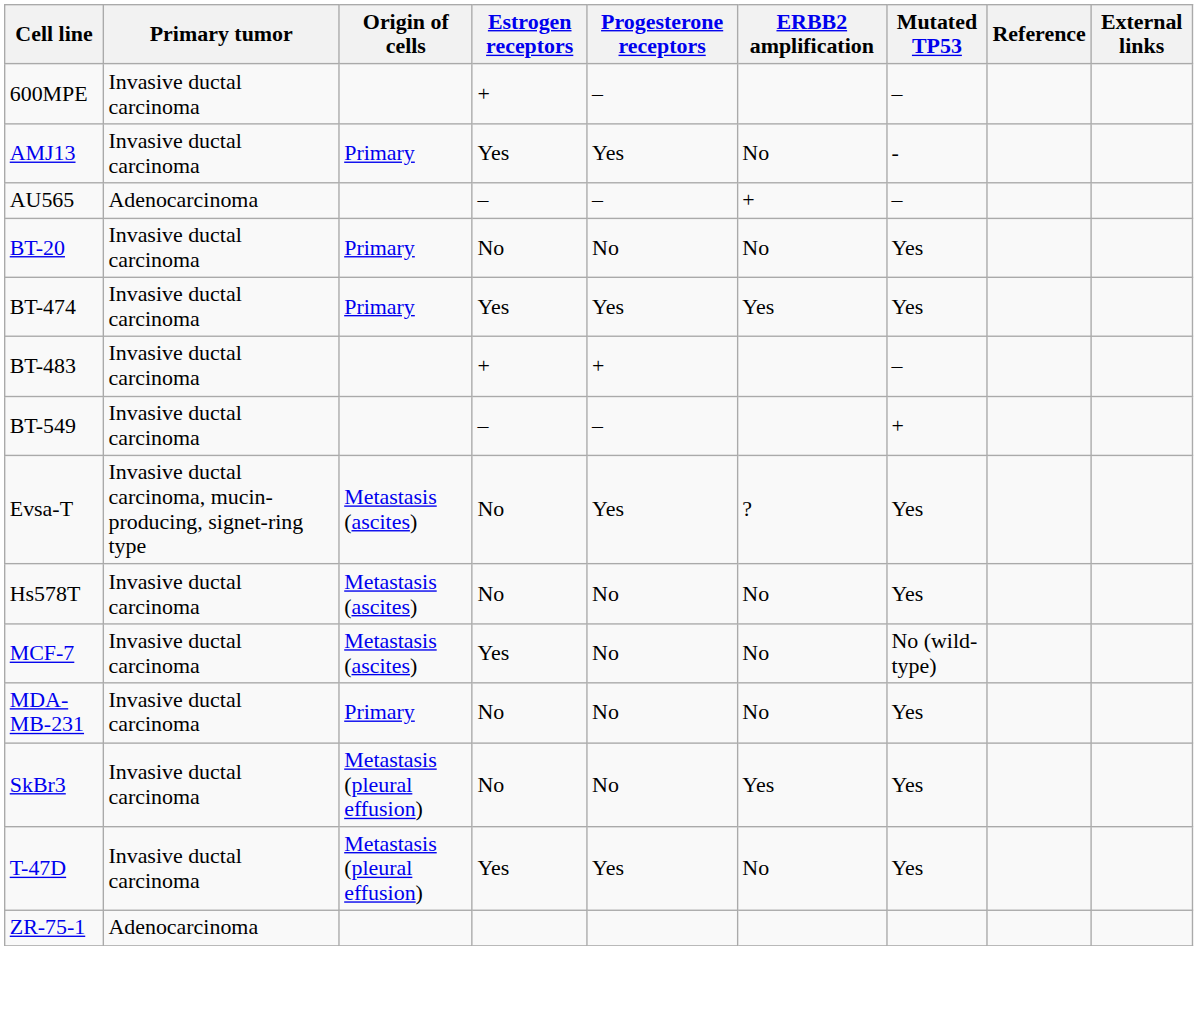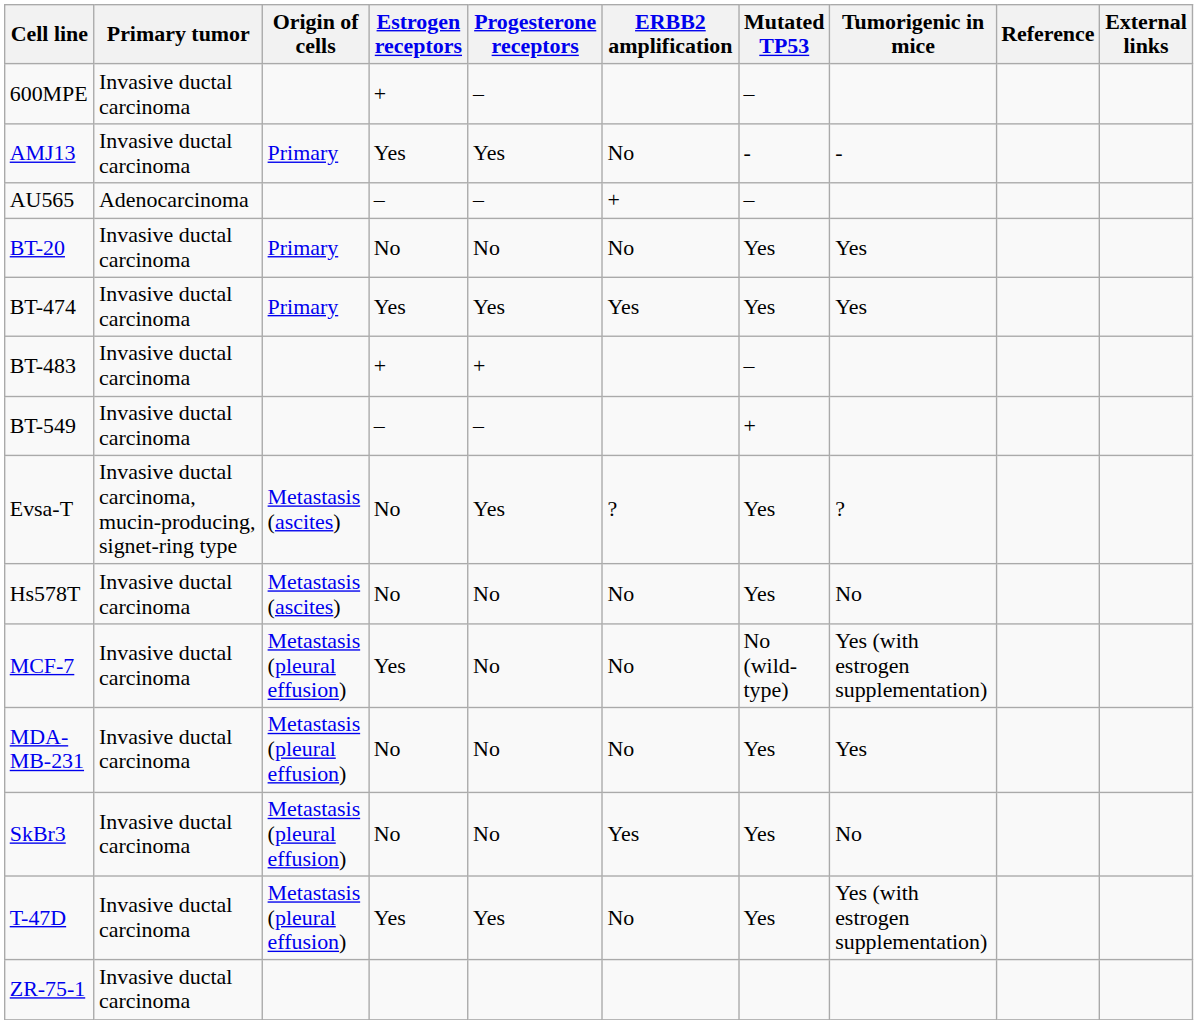+ column: (913, 34)
(390, 653) Metastasis (ascites) -> (314, 665) Metastasis (pleural effusion)
(379, 712) Primary -> (314, 749) Metastasis (pleural effusion)
(183, 927) Adenocarcinoma -> (166, 989) Invasive ductal carcinoma
